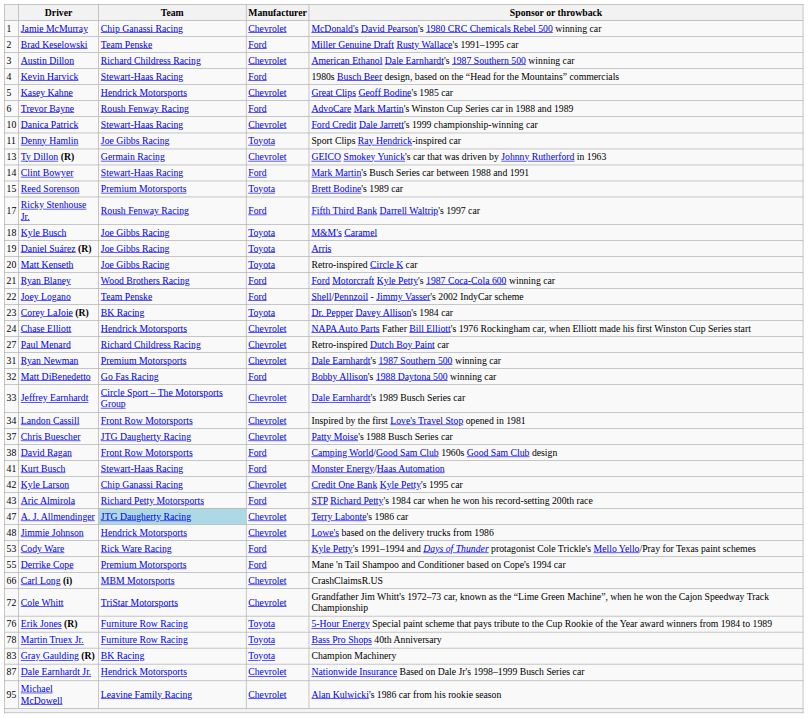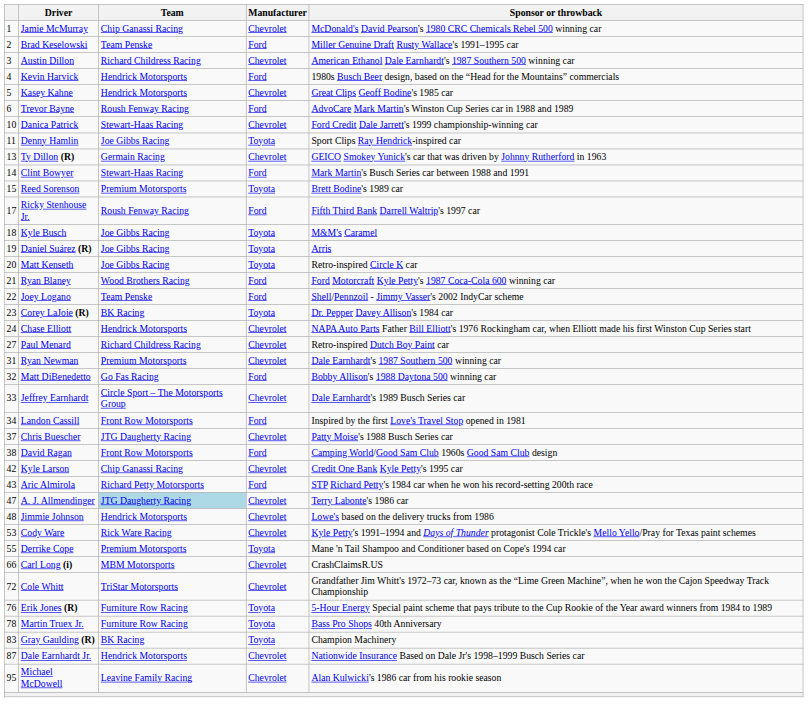(142, 76) Stewart-Haas Racing -> (144, 76) Hendrick Motorsports
(267, 420) Chevrolet -> (257, 420) Ford
- row: (43, 468)
(257, 549) Ford -> (267, 532) Chevrolet
(257, 565) Ford -> (262, 549) Toyota
